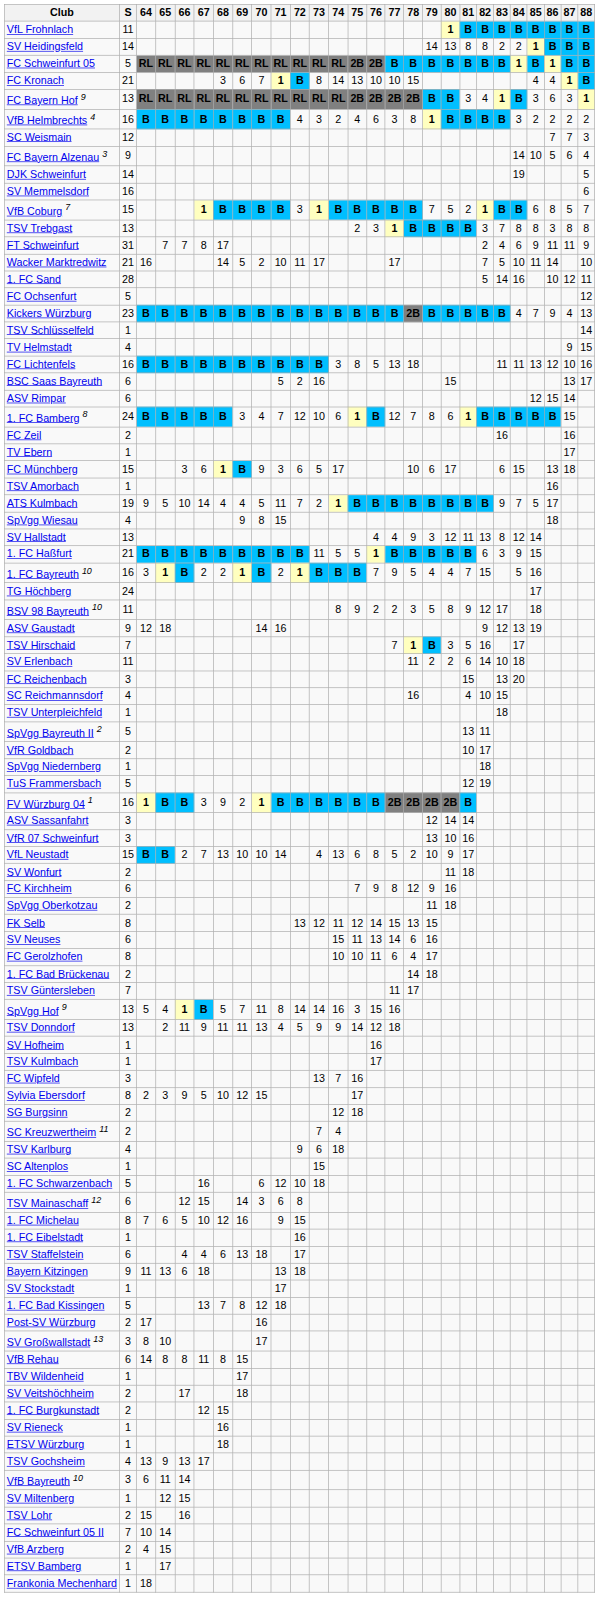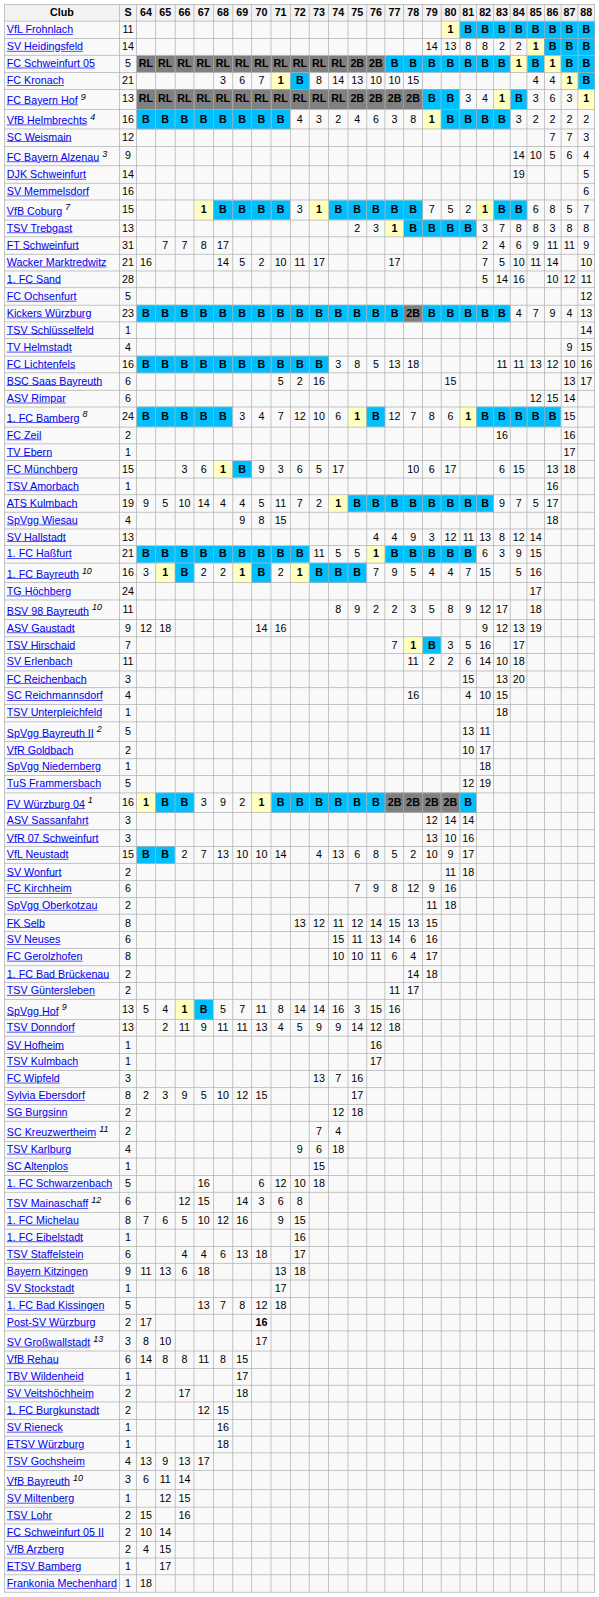(128, 991) 7 -> (128, 991) 2
(261, 1322) normal -> (261, 1322) bold
(128, 1532) 7 -> (128, 1532) 2
